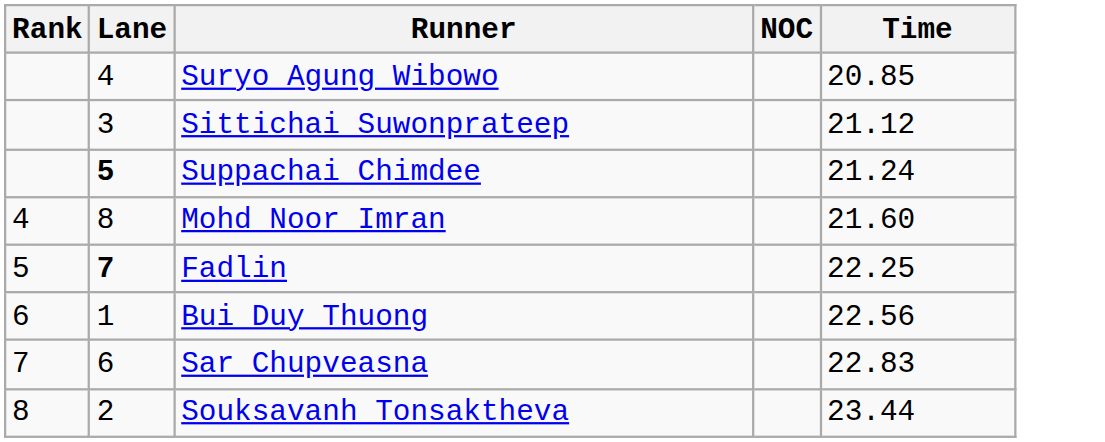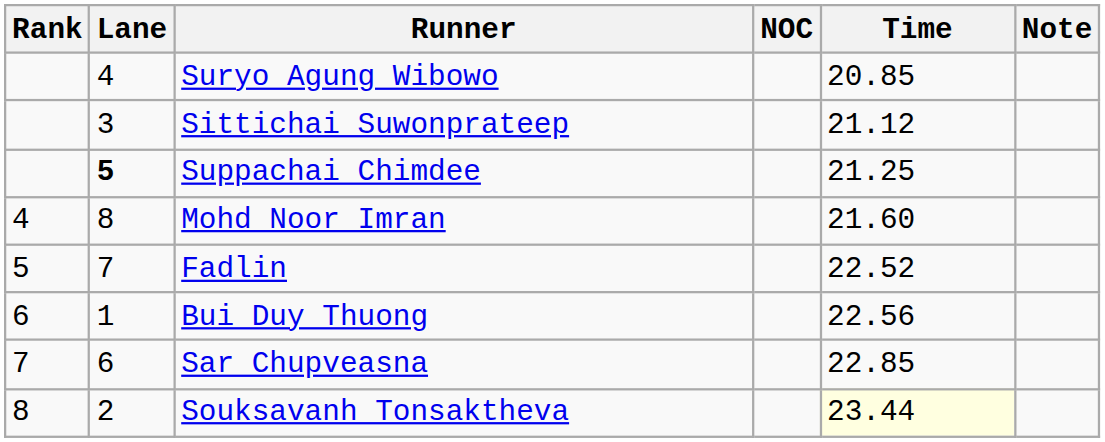+ column: (1057, 29)
(871, 173) 21.24 -> (871, 173) 21.25
(105, 268) bold -> (105, 268) normal
(871, 268) 22.25 -> (871, 268) 22.52
(871, 364) 22.83 -> (871, 364) 22.85
(871, 412) no background -> (871, 412) lightyellow background
